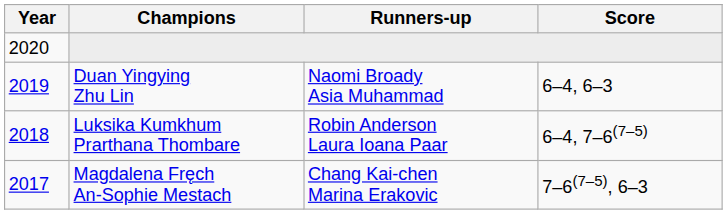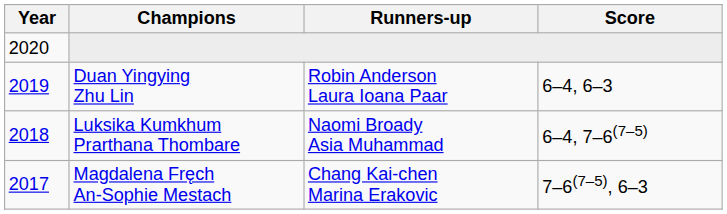(376, 86) Naomi Broady Asia Muhammad -> (378, 86) Robin Anderson Laura Ioana Paar
(378, 135) Robin Anderson Laura Ioana Paar -> (376, 135) Naomi Broady Asia Muhammad
